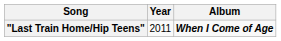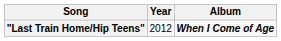(160, 28) 2011 -> (161, 28) 2012
